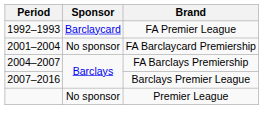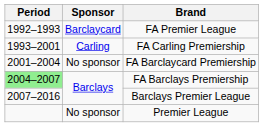+ row: (191, 46)
(34, 63) no background -> (34, 79) lightgreen background
